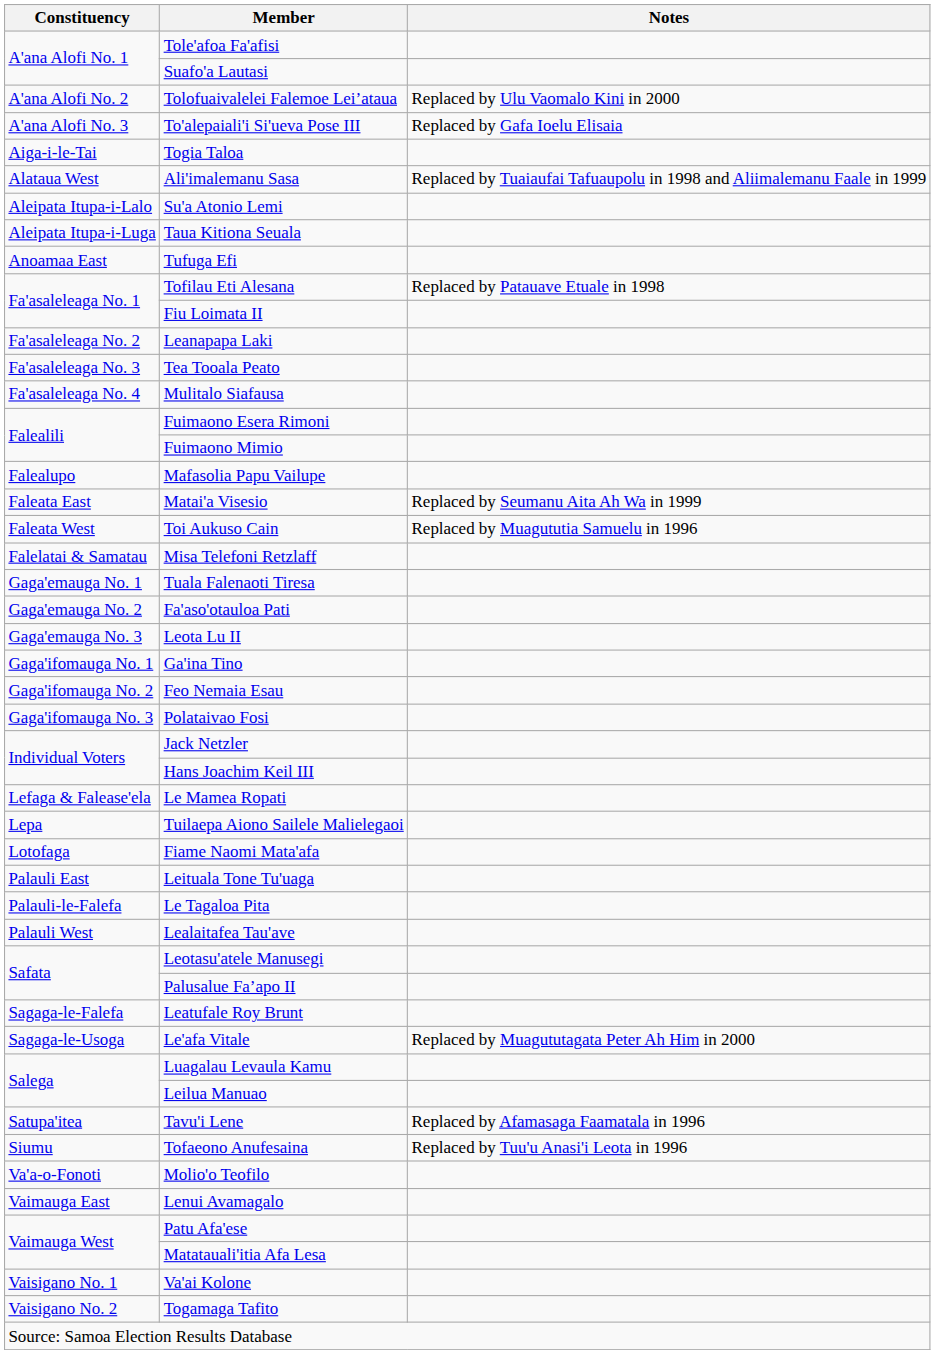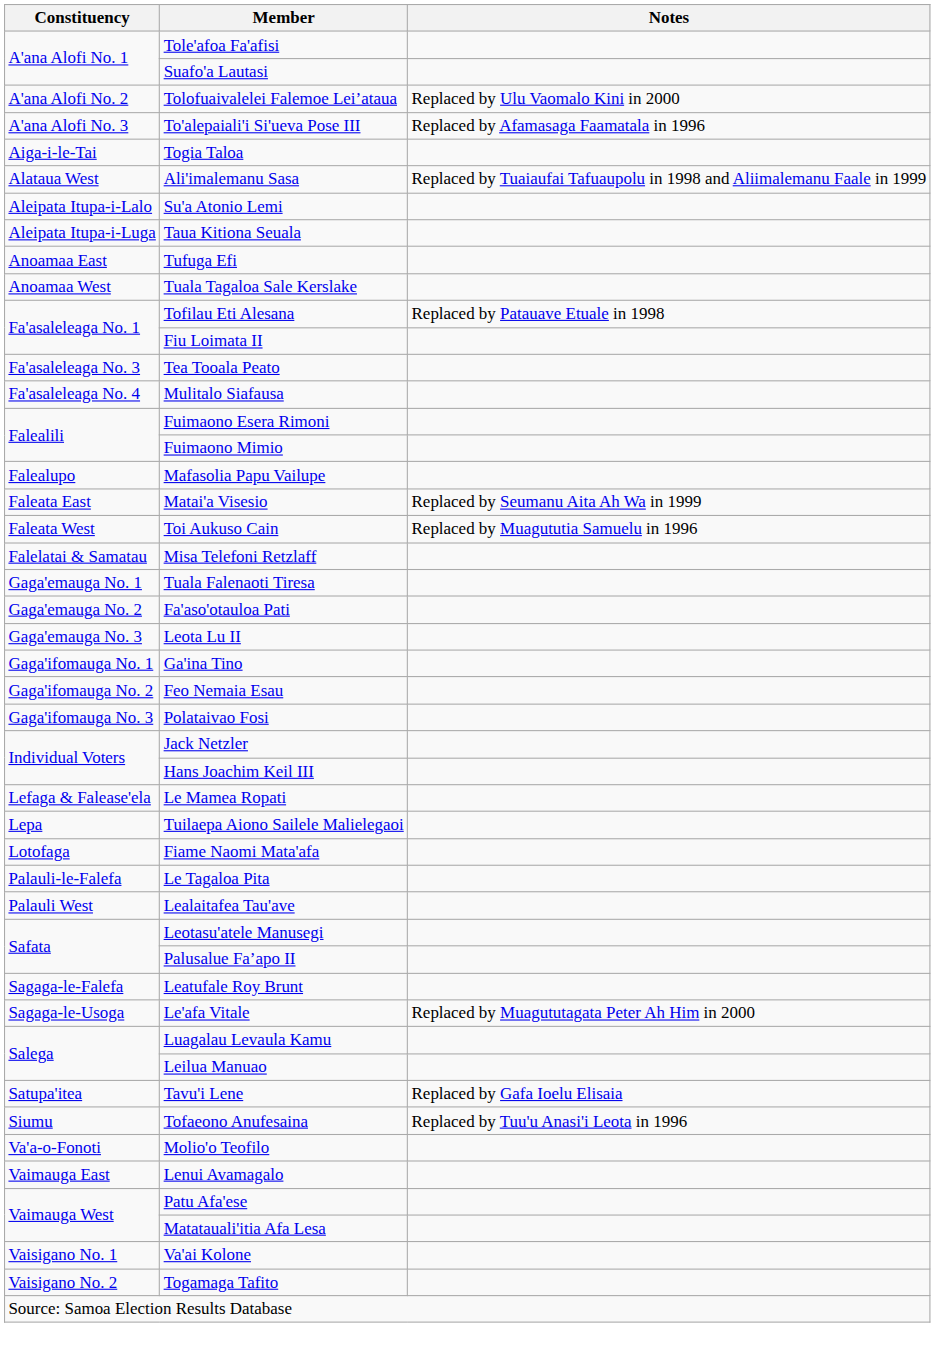(517, 125) Replaced by Gafa Ioelu Elisaia -> (558, 125) Replaced by Afamasaga Faamatala in 1996
+ row: (260, 286)
- row: (218, 340)
- row: (239, 878)
(558, 1120) Replaced by Afamasaga Faamatala in 1996 -> (517, 1093) Replaced by Gafa Ioelu Elisaia
